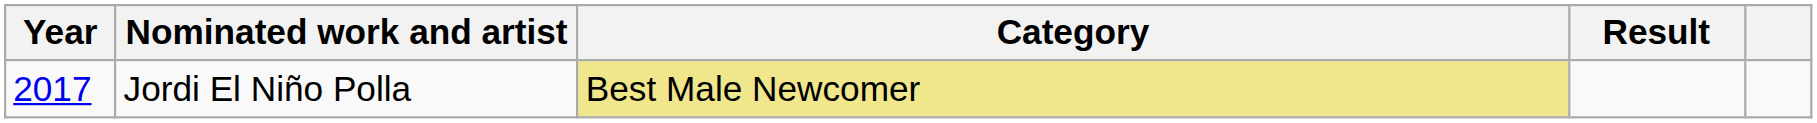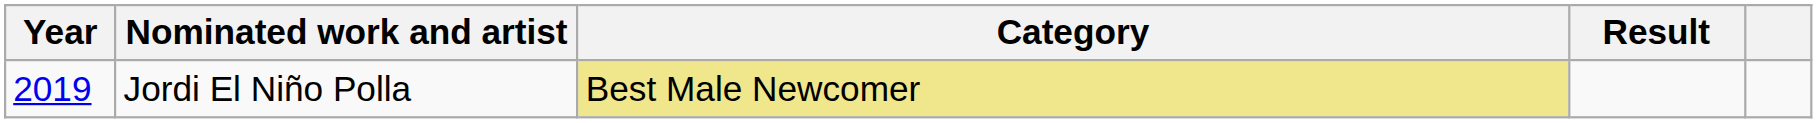(52, 88) 2017 -> (52, 88) 2019
